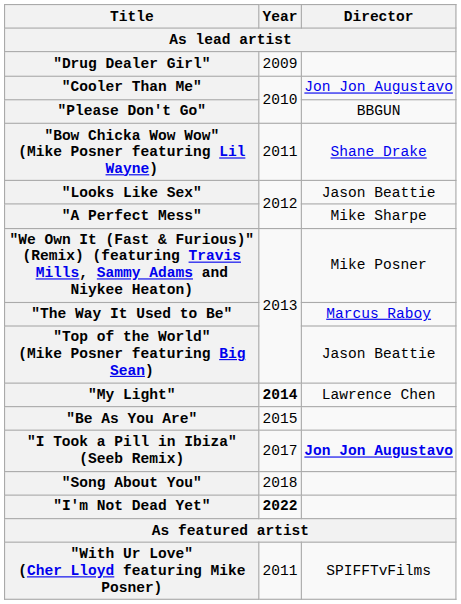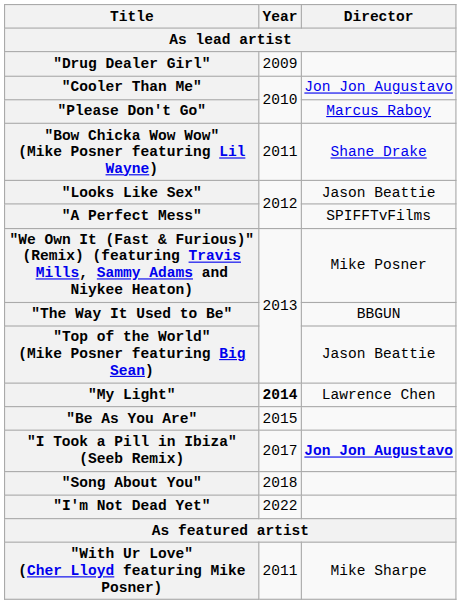(379, 111) BBGUN -> (379, 111) Marcus Raboy
(379, 216) Mike Sharpe -> (379, 216) SPIFFTvFilms
(379, 314) Marcus Raboy -> (379, 314) BBGUN
(280, 507) bold -> (280, 507) normal
(379, 571) SPIFFTvFilms -> (379, 571) Mike Sharpe
